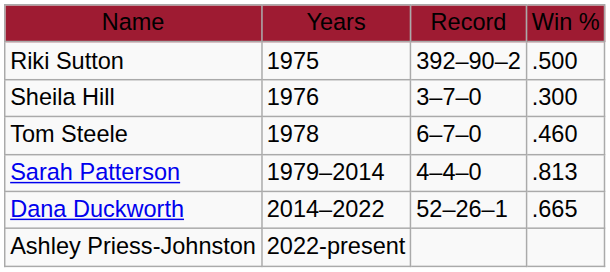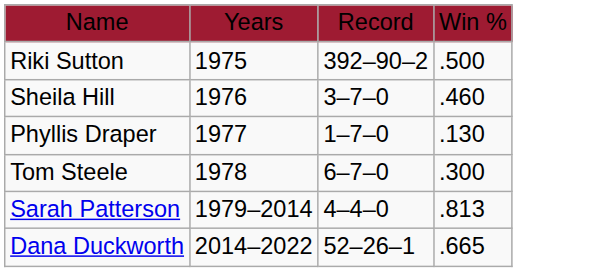(555, 97) .300 -> (462, 97) .460
+ row: (83, 135)
(555, 135) .460 -> (462, 172) .300
- row: (133, 246)
